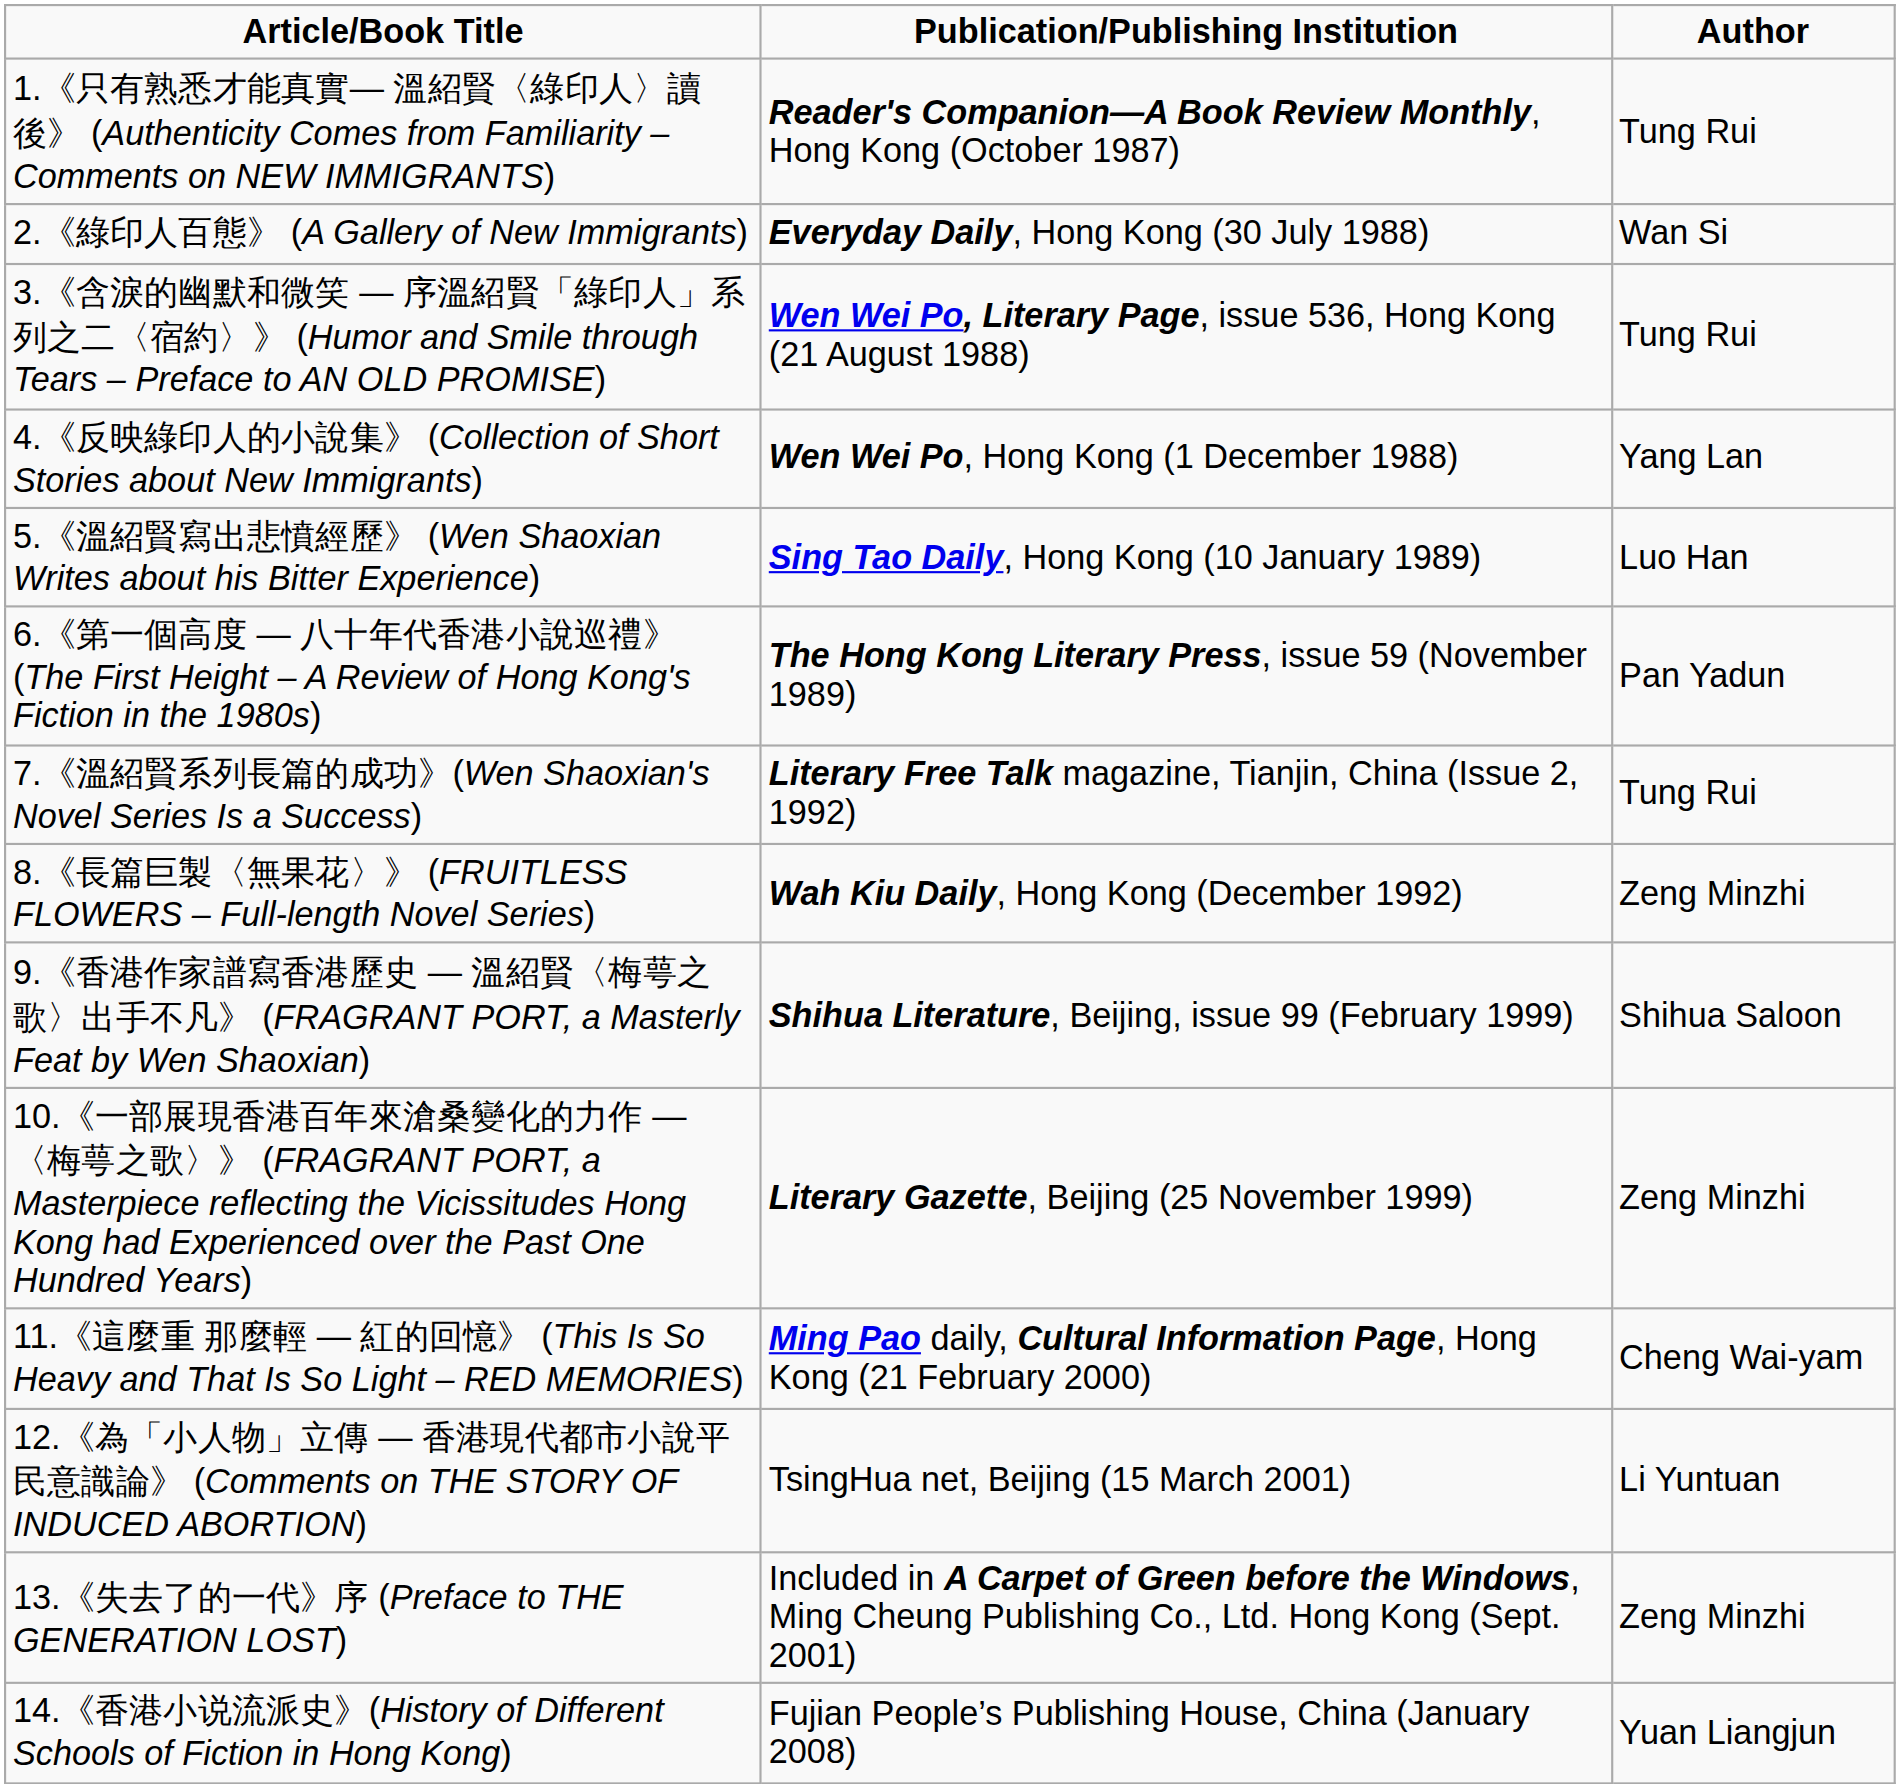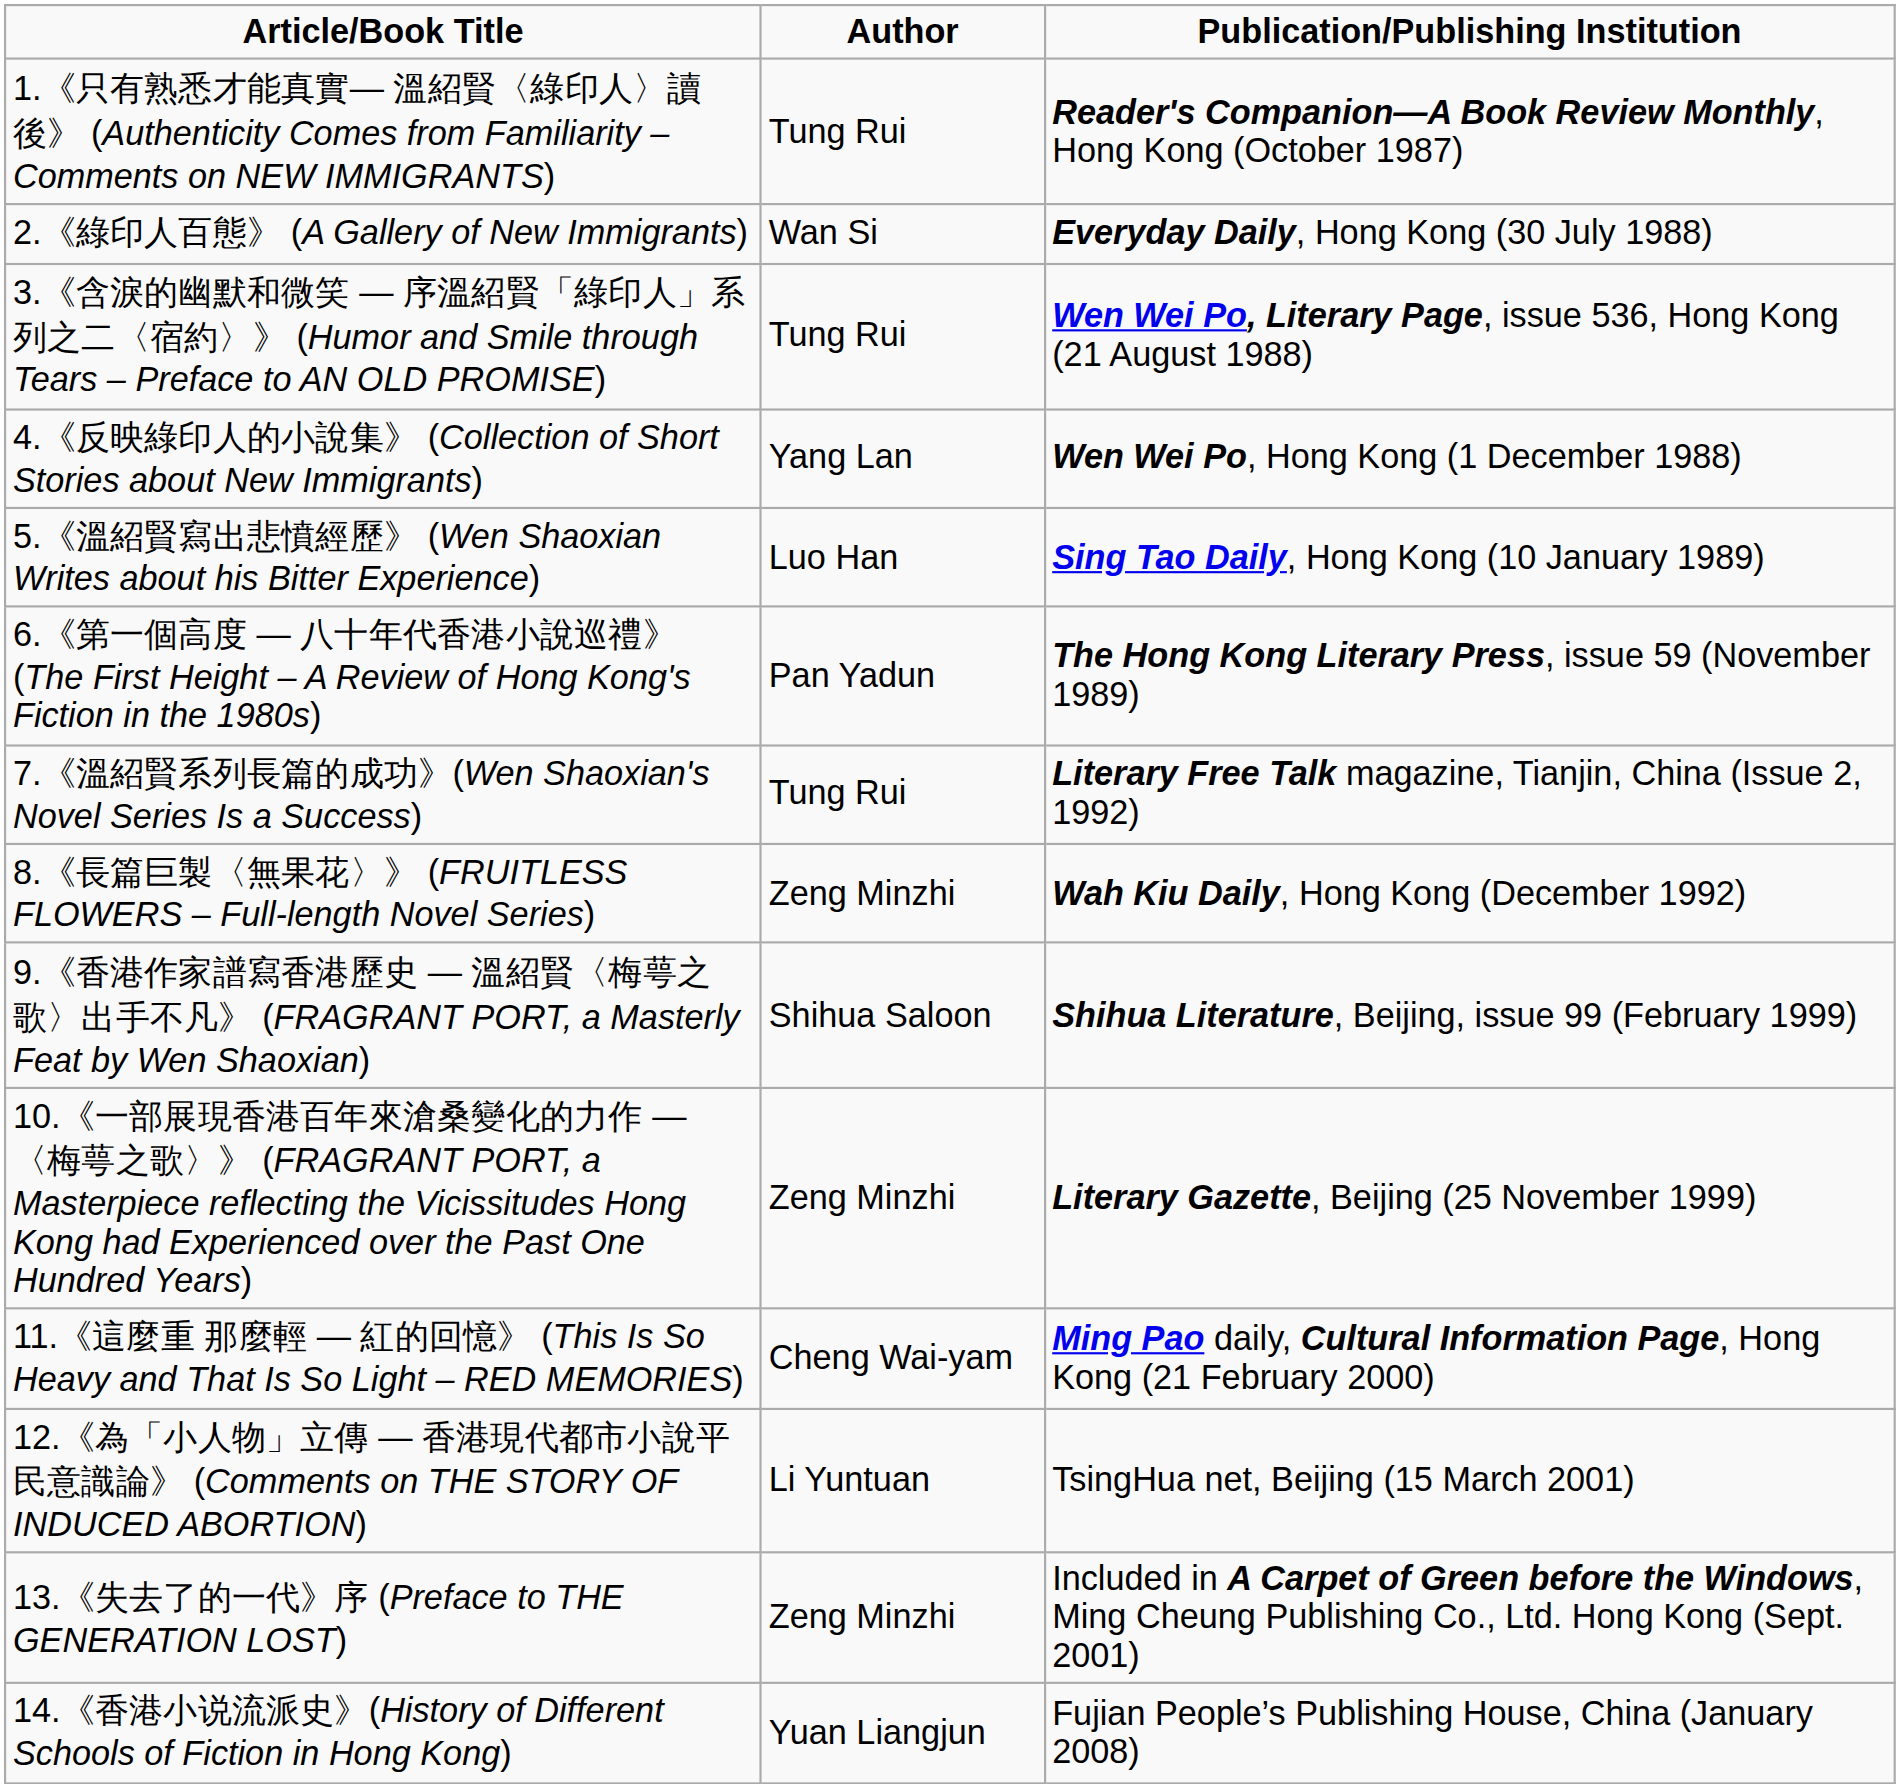columns swapped: (1753, 31) <-> (1186, 31)
